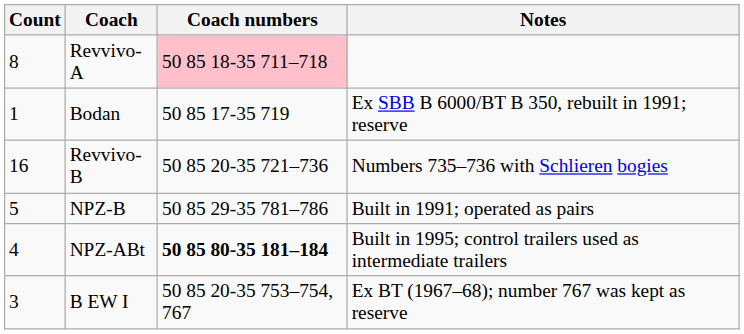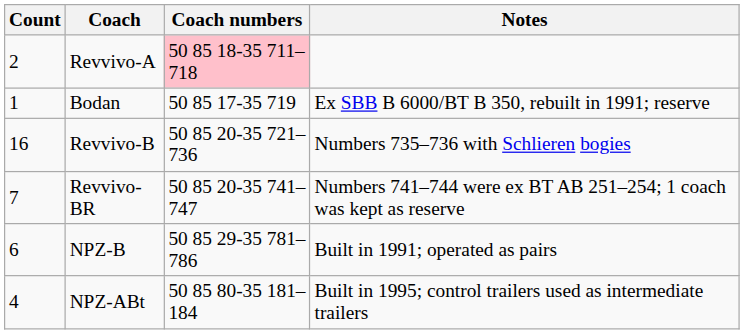(14, 61) 8 -> (14, 61) 2
+ row: (106, 197)
(14, 208) 5 -> (14, 249) 6
(245, 249) bold -> (237, 302) normal
- row: (99, 302)
